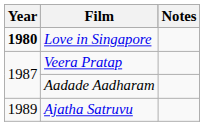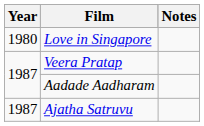(23, 39) bold -> (23, 39) normal
(23, 109) 1989 -> (23, 109) 1987
